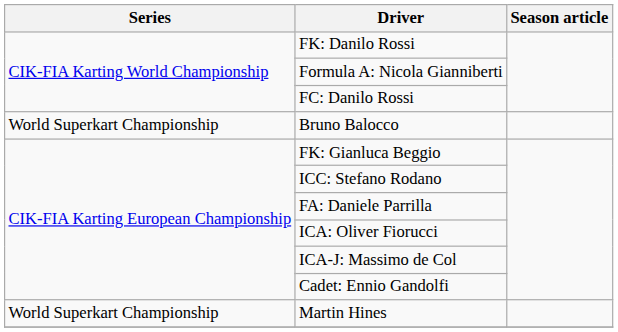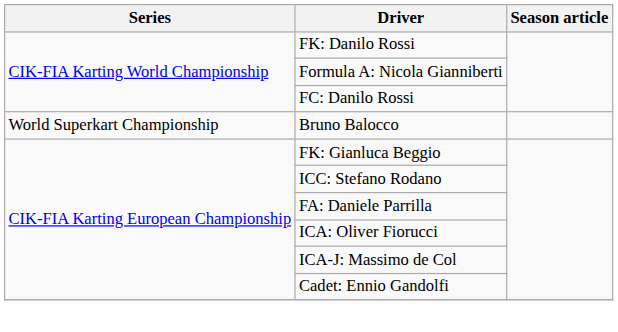- row: (343, 313)
